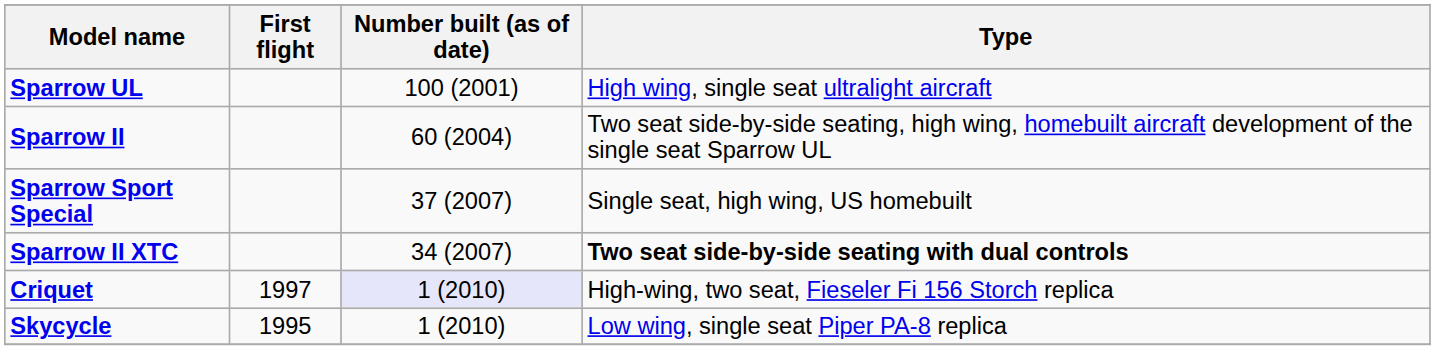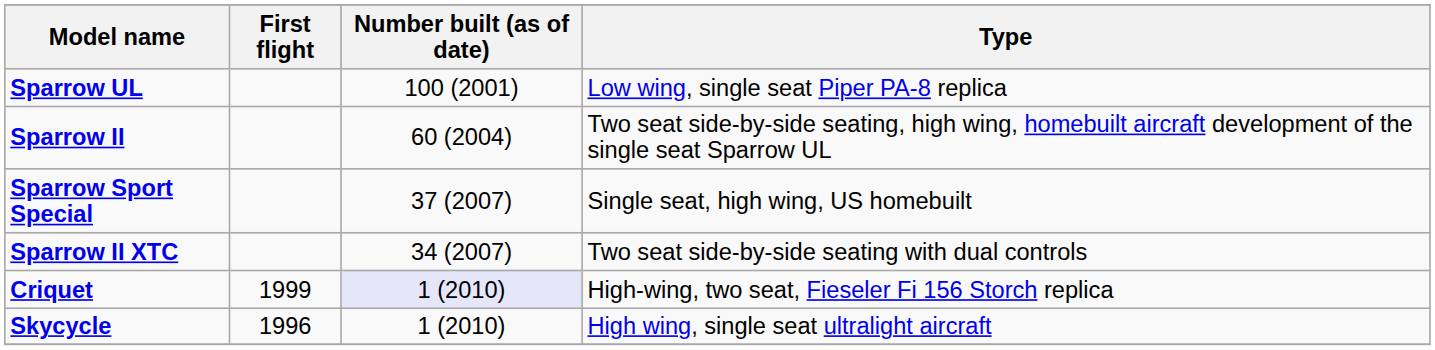(790, 87) High wing, single seat ultralight aircraft -> (797, 87) Low wing, single seat Piper PA-8 replica
(858, 252) bold -> (837, 252) normal
(285, 289) 1997 -> (285, 289) 1999
(285, 326) 1995 -> (285, 326) 1996
(797, 326) Low wing, single seat Piper PA-8 replica -> (790, 326) High wing, single seat ultralight aircraft
